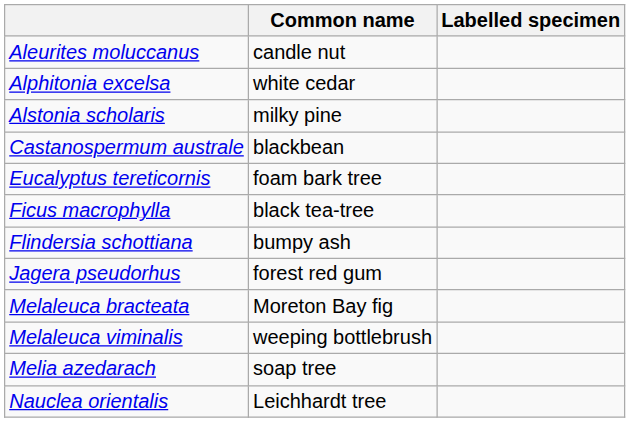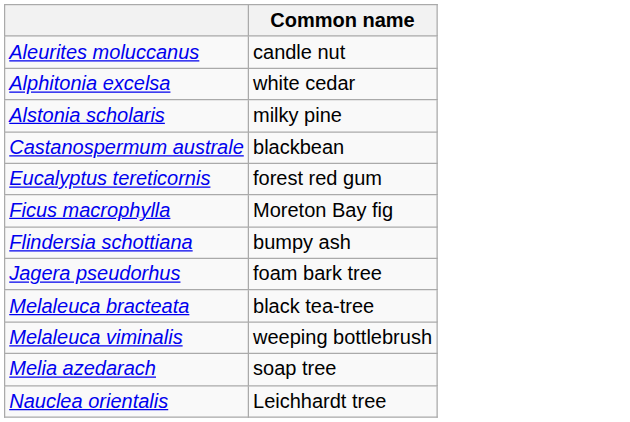- column: (531, 20)
(317, 178) foam bark tree -> (317, 178) forest red gum
(314, 210) black tea-tree -> (323, 210) Moreton Bay fig
(317, 274) forest red gum -> (317, 274) foam bark tree
(323, 305) Moreton Bay fig -> (314, 305) black tea-tree
